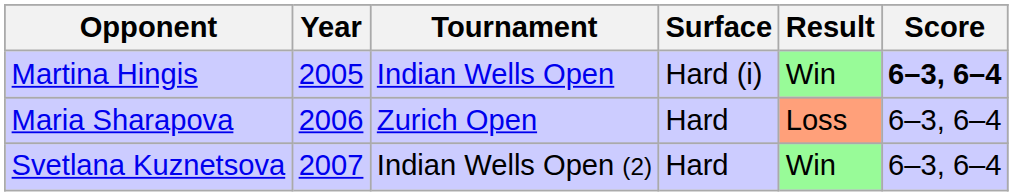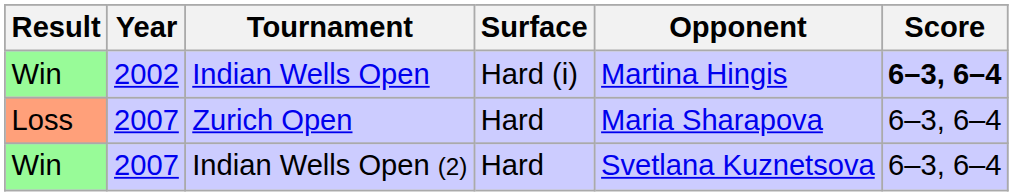columns swapped: (830, 27) <-> (148, 27)
(331, 73) 2005 -> (146, 73) 2002
(331, 119) 2006 -> (146, 119) 2007
